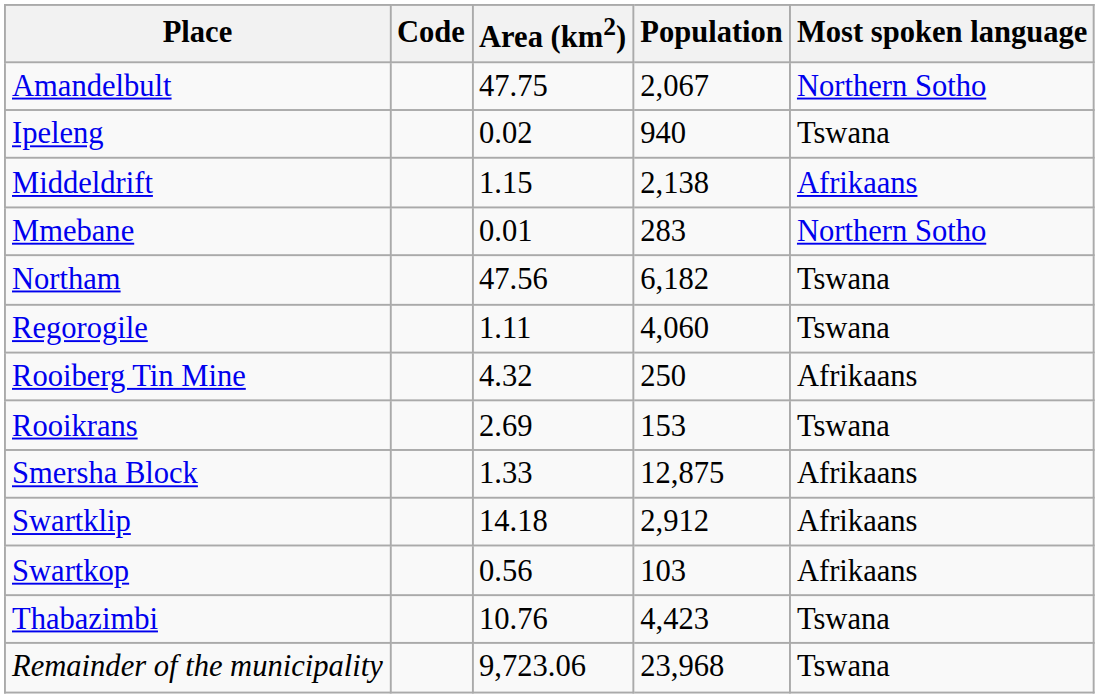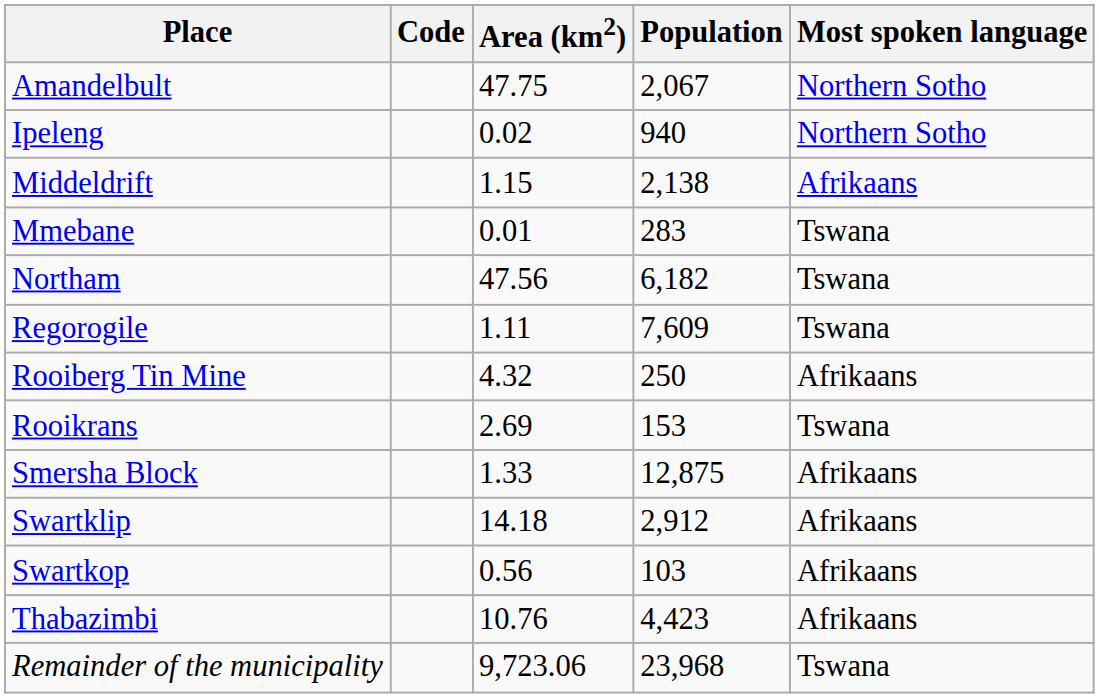(843, 133) Tswana -> (892, 133) Northern Sotho
(892, 230) Northern Sotho -> (843, 230) Tswana
(675, 327) 4,060 -> (675, 327) 7,609
(843, 618) Tswana -> (857, 618) Afrikaans
